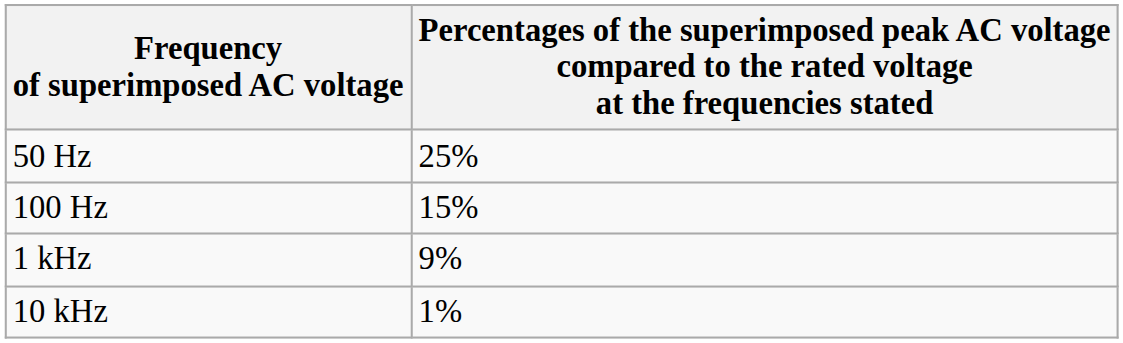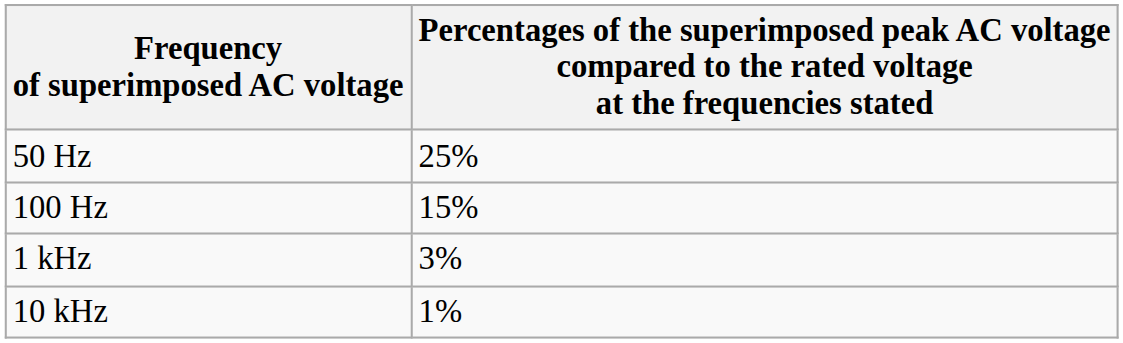(440, 259) 9% -> (440, 259) 3%
